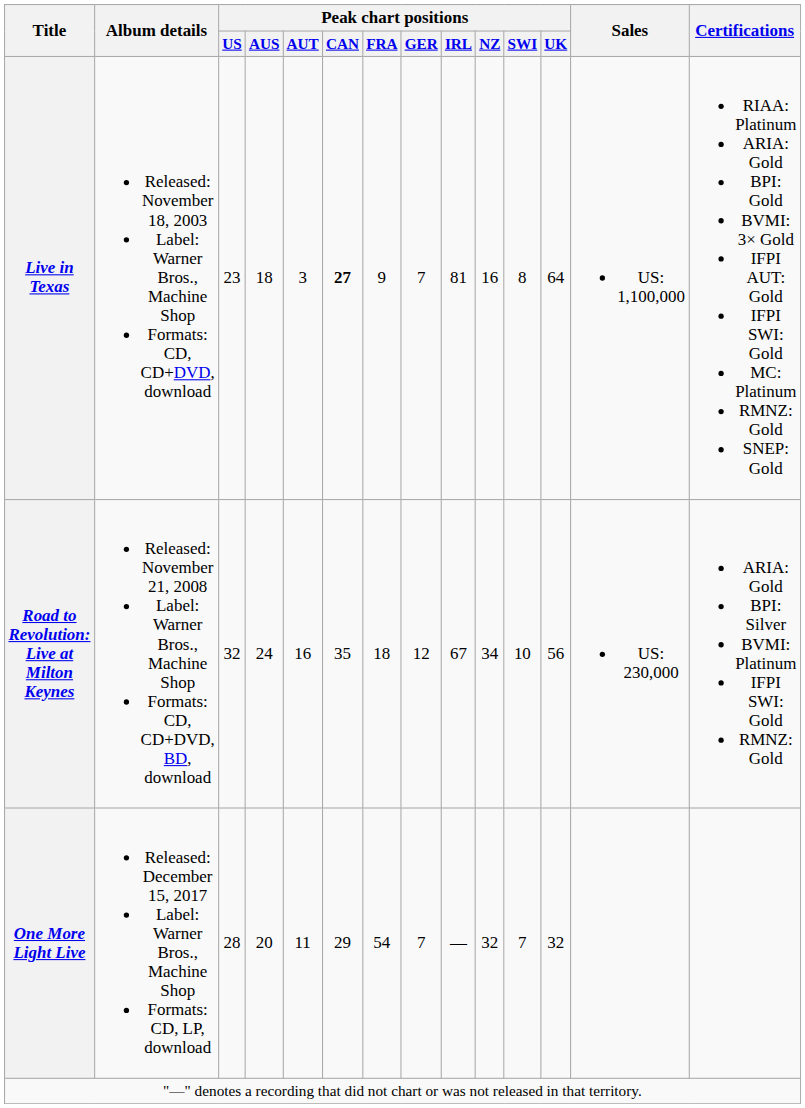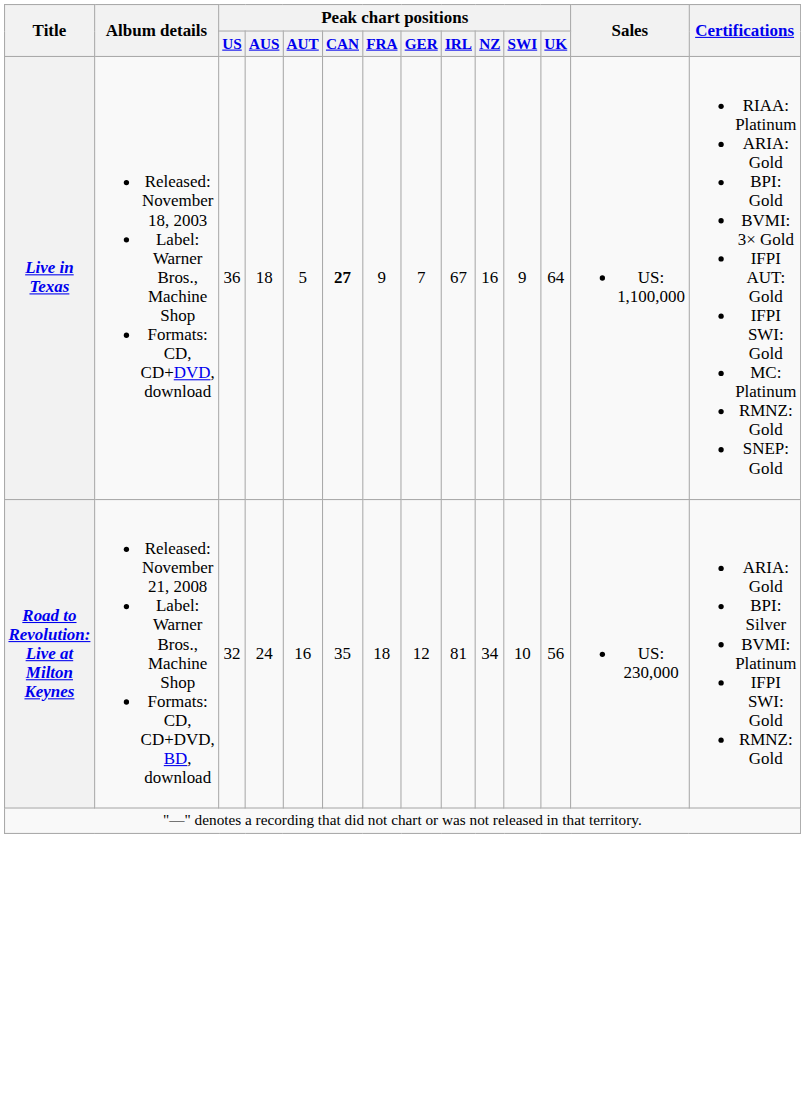(232, 277) 23 -> (232, 277) 36
(303, 277) 3 -> (303, 277) 5
(458, 277) 81 -> (458, 277) 67
(522, 277) 8 -> (522, 277) 9
(458, 653) 67 -> (458, 653) 81
- row: (49, 943)
